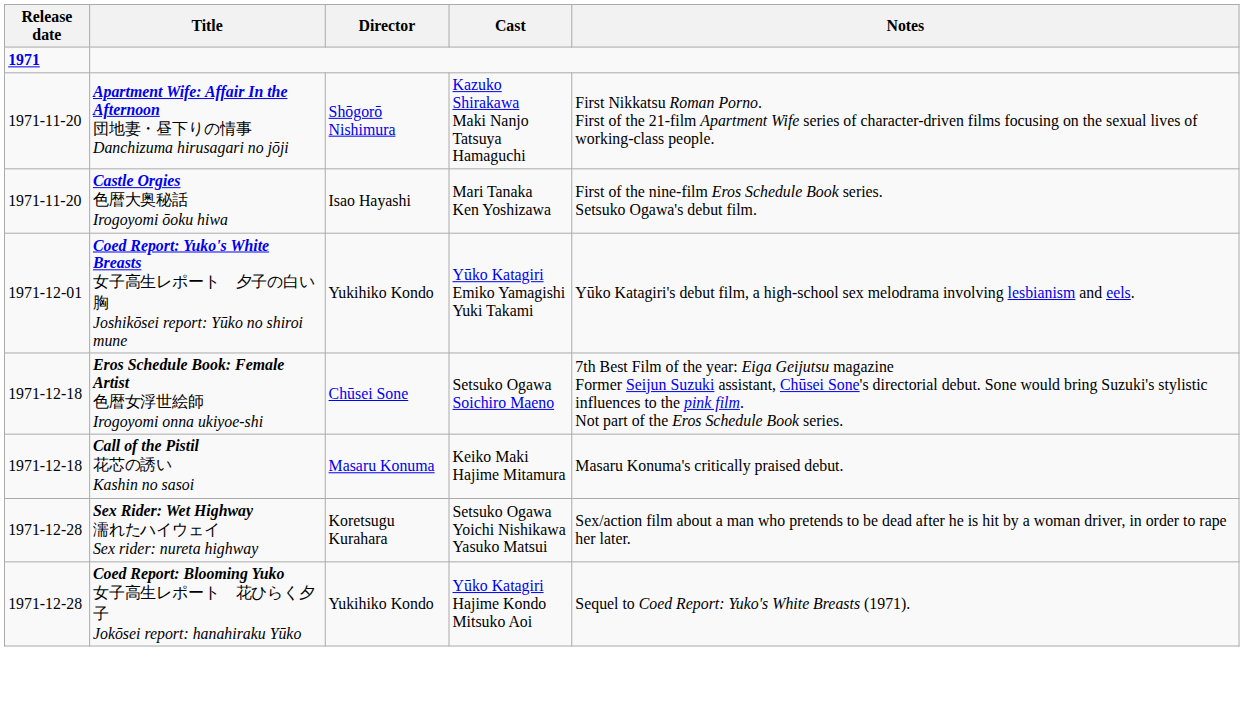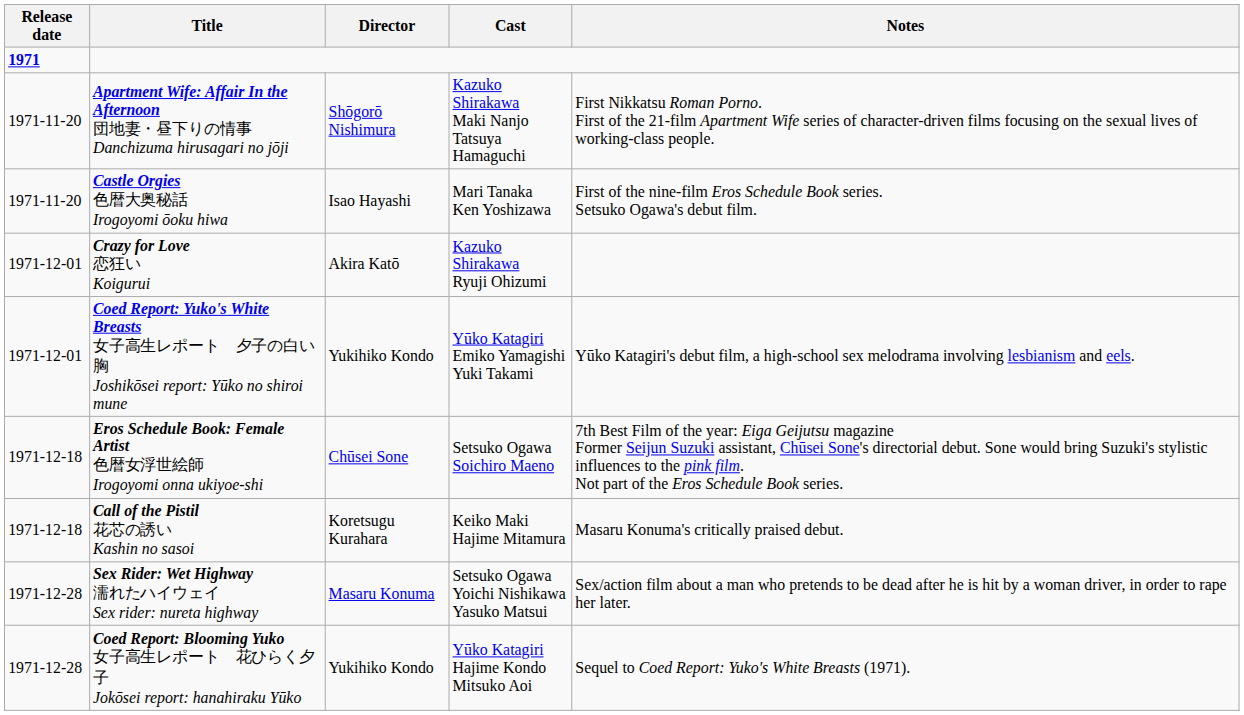+ row: (141, 264)
(382, 466) Masaru Konuma -> (362, 530) Koretsugu Kurahara
(362, 530) Koretsugu Kurahara -> (382, 593) Masaru Konuma
